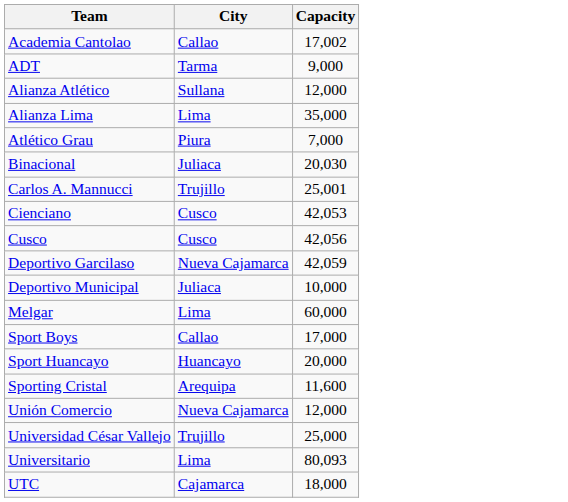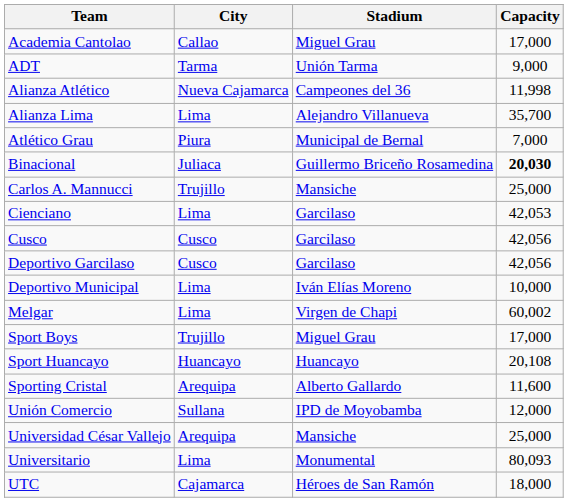+ column: (394, 16)
(325, 41) 17,002 -> (530, 41) 17,000
(201, 90) Sullana -> (233, 90) Nueva Cajamarca
(325, 90) 12,000 -> (530, 90) 11,998
(325, 115) 35,000 -> (530, 115) 35,700
(325, 164) normal -> (530, 164) bold
(325, 189) 25,001 -> (530, 189) 25,000
(197, 213) Cusco -> (194, 213) Lima
(233, 262) Nueva Cajamarca -> (197, 262) Cusco
(325, 262) 42,059 -> (530, 262) 42,056
(199, 287) Juliaca -> (194, 287) Lima
(325, 312) 60,000 -> (530, 312) 60,002
(198, 336) Callao -> (201, 336) Trujillo
(325, 361) 20,000 -> (530, 361) 20,108
(233, 410) Nueva Cajamarca -> (201, 410) Sullana
(201, 435) Trujillo -> (207, 435) Arequipa
